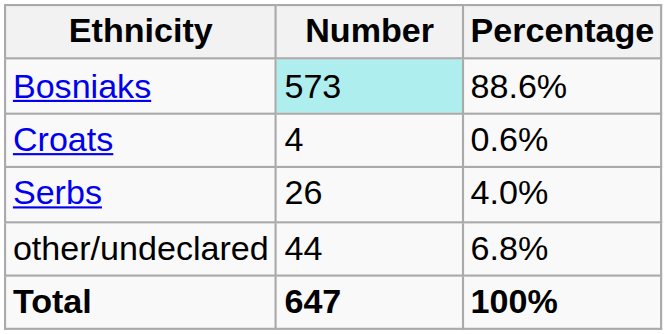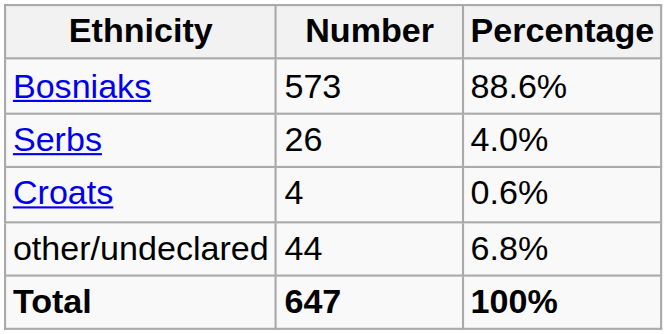(313, 85) paleturquoise background -> (313, 85) no background
rows swapped: (57, 193) <-> (63, 139)
